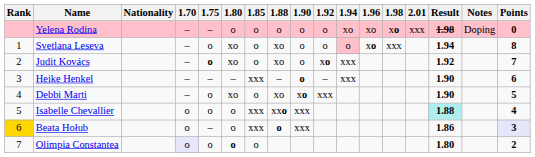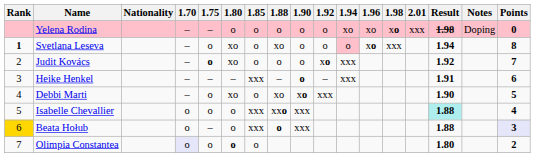(19, 45) normal -> (19, 45) bold
(279, 62) xo -> (279, 62) o
(445, 78) 1.90 -> (445, 78) 1.91
(445, 128) 1.86 -> (445, 128) 1.88
